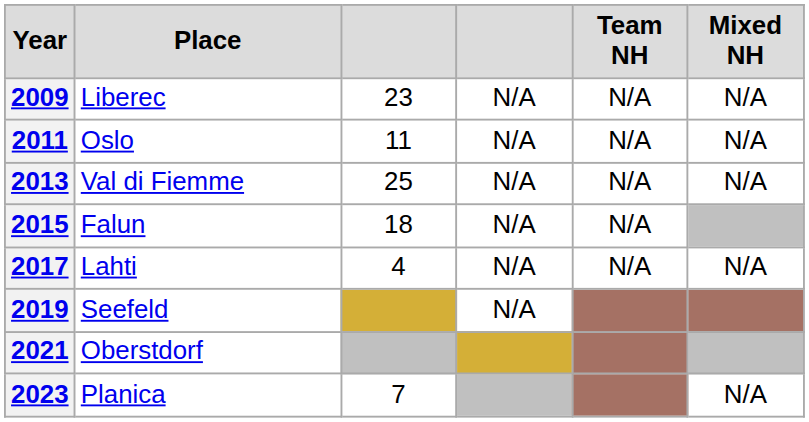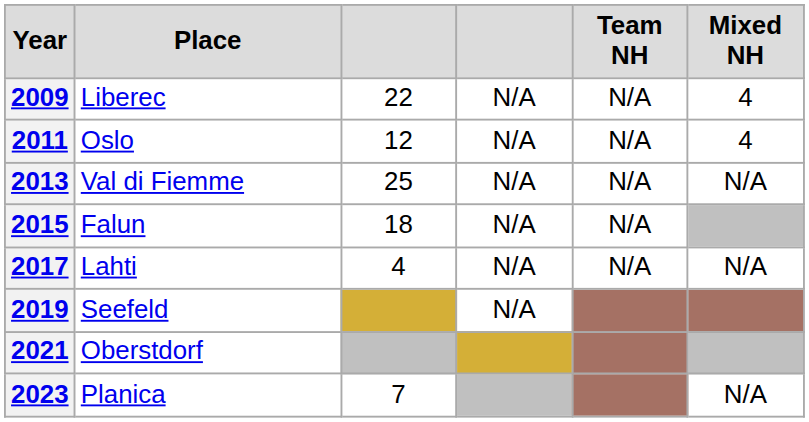(398, 97) 23 -> (398, 97) 22
(745, 97) N/A -> (745, 97) 4
(399, 140) 11 -> (398, 140) 12
(745, 140) N/A -> (745, 140) 4
